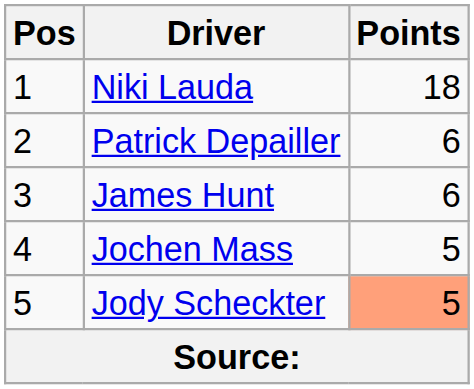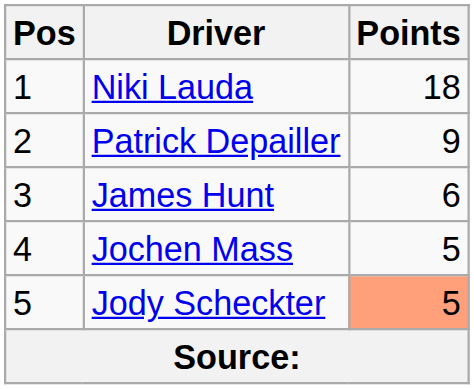(451, 141) 6 -> (451, 141) 9
